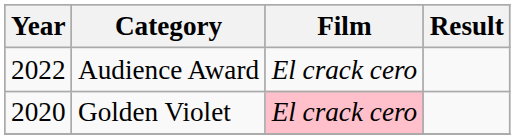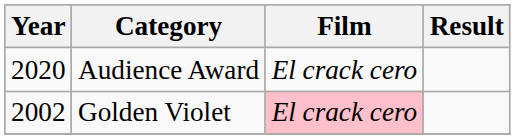(38, 69) 2022 -> (38, 69) 2020
(38, 112) 2020 -> (38, 112) 2002
